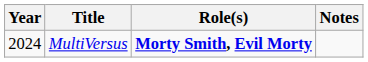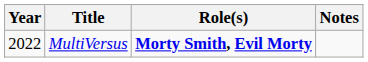(25, 43) 2024 -> (25, 43) 2022
